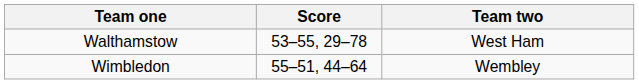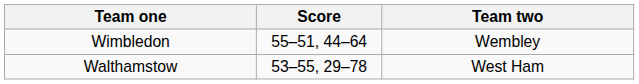rows swapped: (131, 66) <-> (131, 41)
